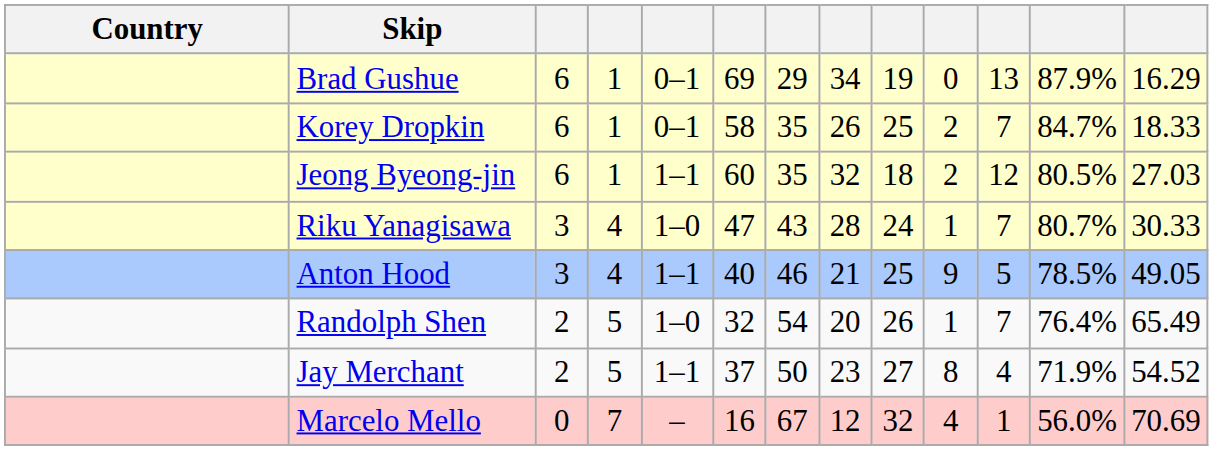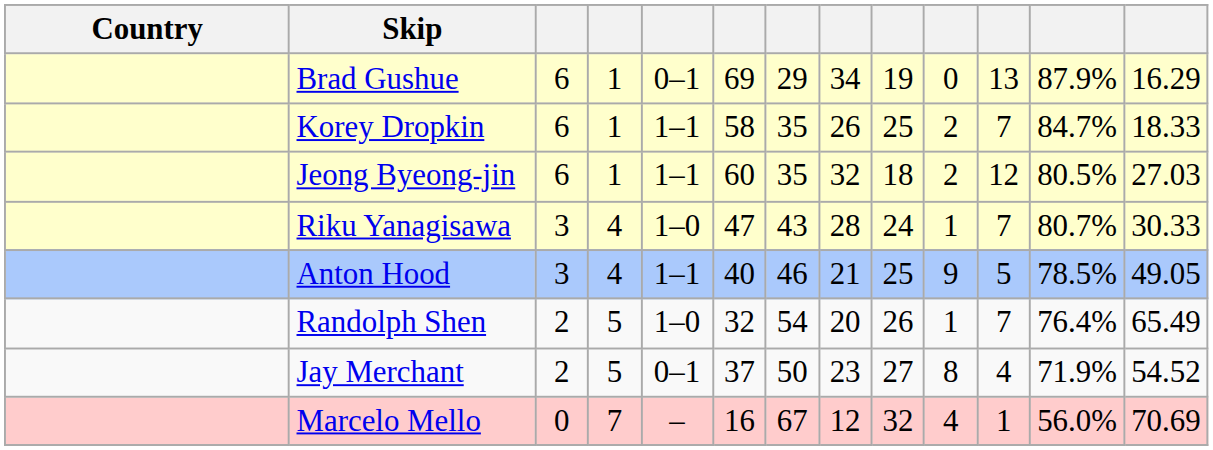(677, 126) 0–1 -> (677, 126) 1–1
(677, 371) 1–1 -> (677, 371) 0–1
